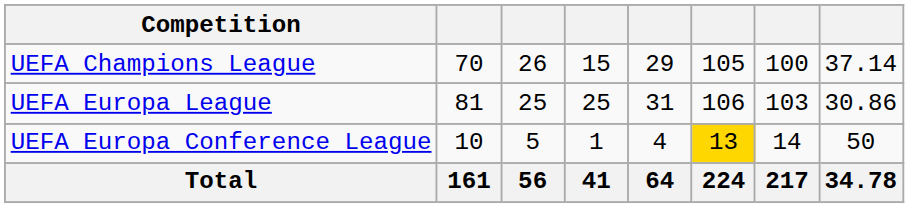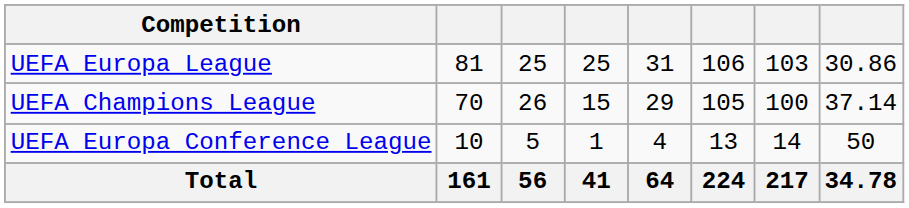rows swapped: (163, 64) <-> (141, 103)
(723, 143) gold background -> (723, 143) no background
